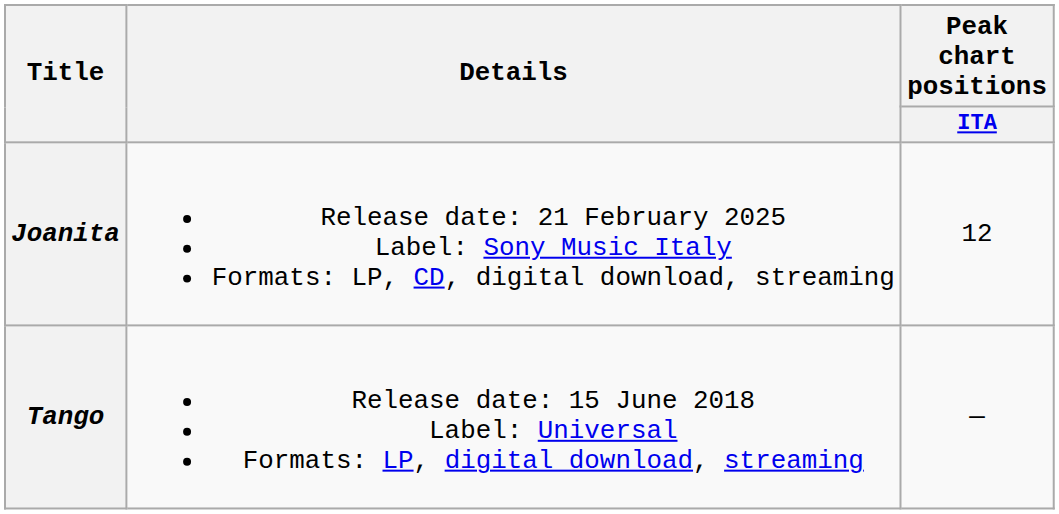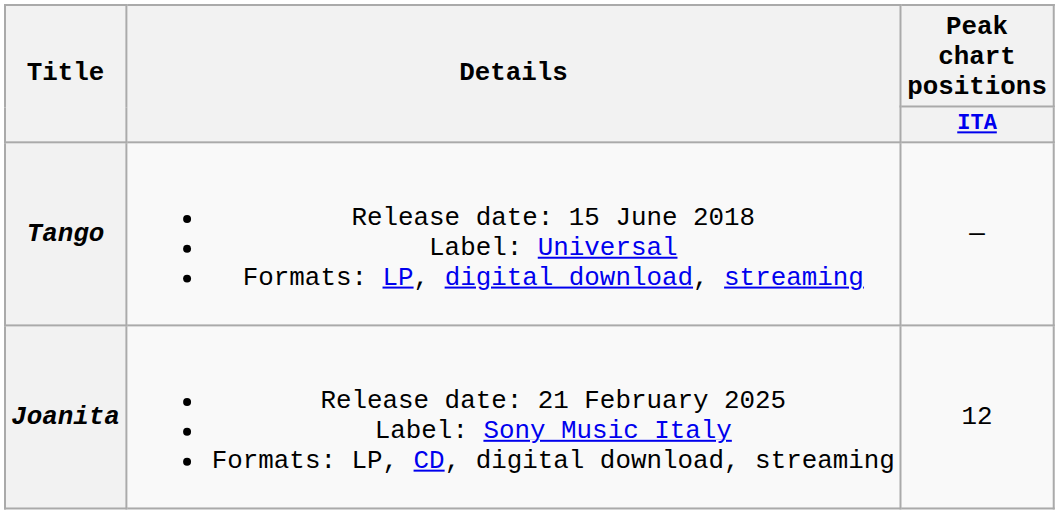rows swapped: (65, 417) <-> (65, 233)
